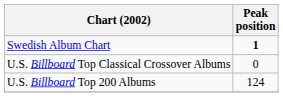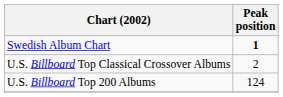(256, 63) 0 -> (256, 63) 2
